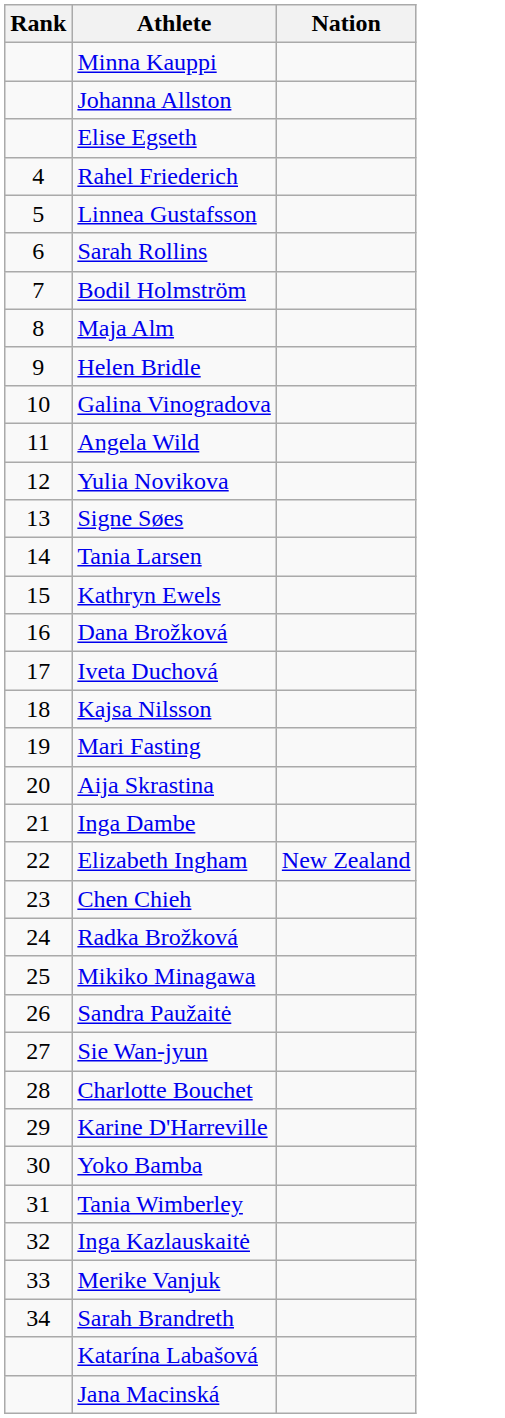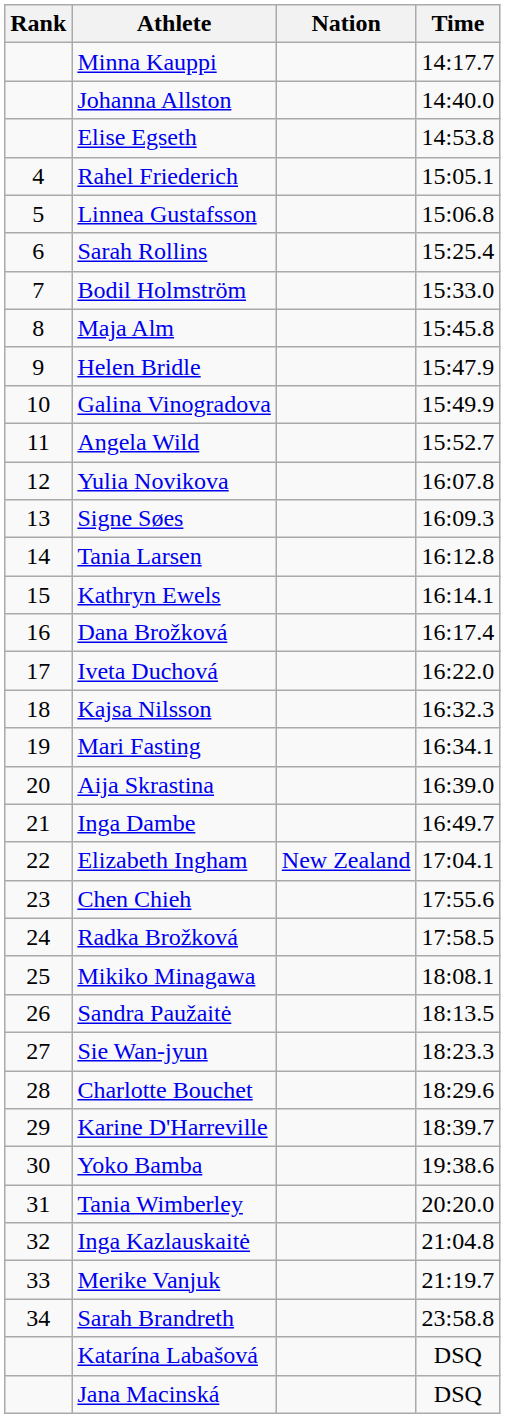+ column: (458, 23)
